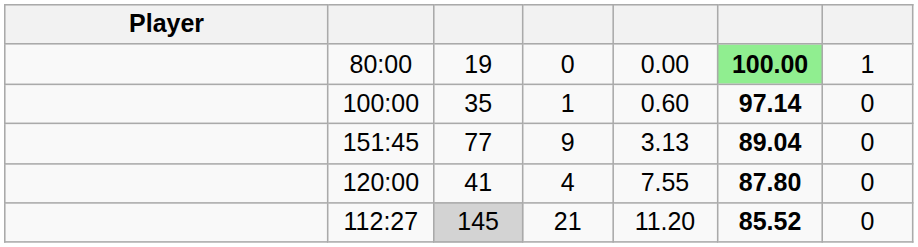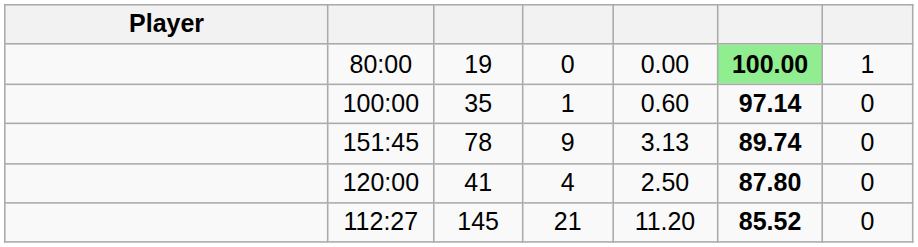(478, 143) 77 -> (478, 143) 78
(770, 143) 89.04 -> (770, 143) 89.74
(665, 182) 7.55 -> (665, 182) 2.50
(478, 222) lightgrey background -> (478, 222) no background
